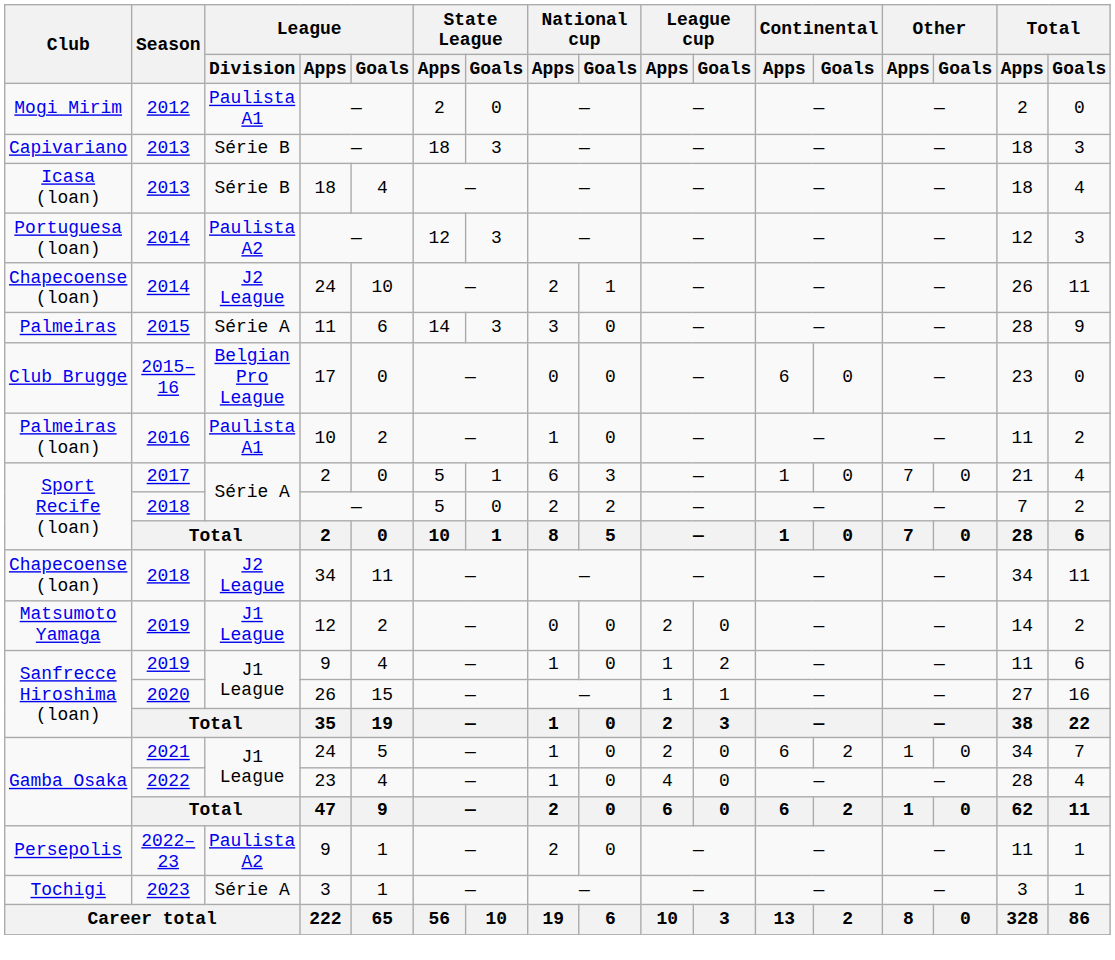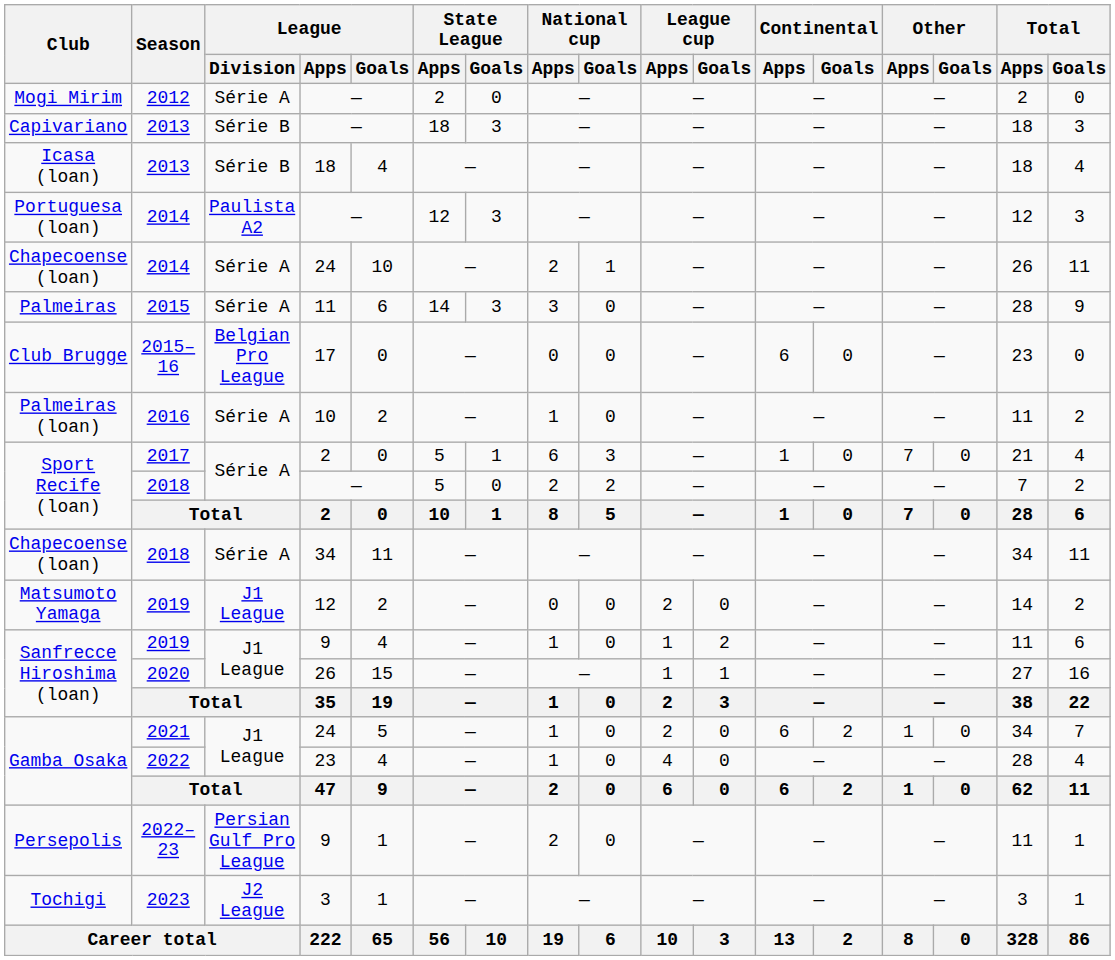(252, 109) Paulista A1 -> (252, 98) Série A
(252, 288) J2 League -> (252, 267) Série A
(252, 438) Paulista A1 -> (252, 417) Série A
(252, 575) J2 League -> (252, 555) Série A
(252, 851) Paulista A2 -> (252, 840) Persian Gulf Pro League
(252, 890) Série A -> (252, 901) J2 League
